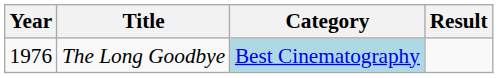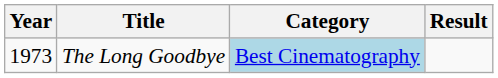(31, 55) 1976 -> (31, 55) 1973
